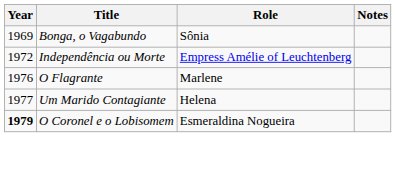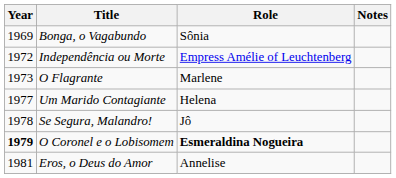(20, 78) 1976 -> (20, 78) 1973
+ row: (96, 121)
(237, 121) normal -> (242, 142) bold
+ row: (96, 163)
